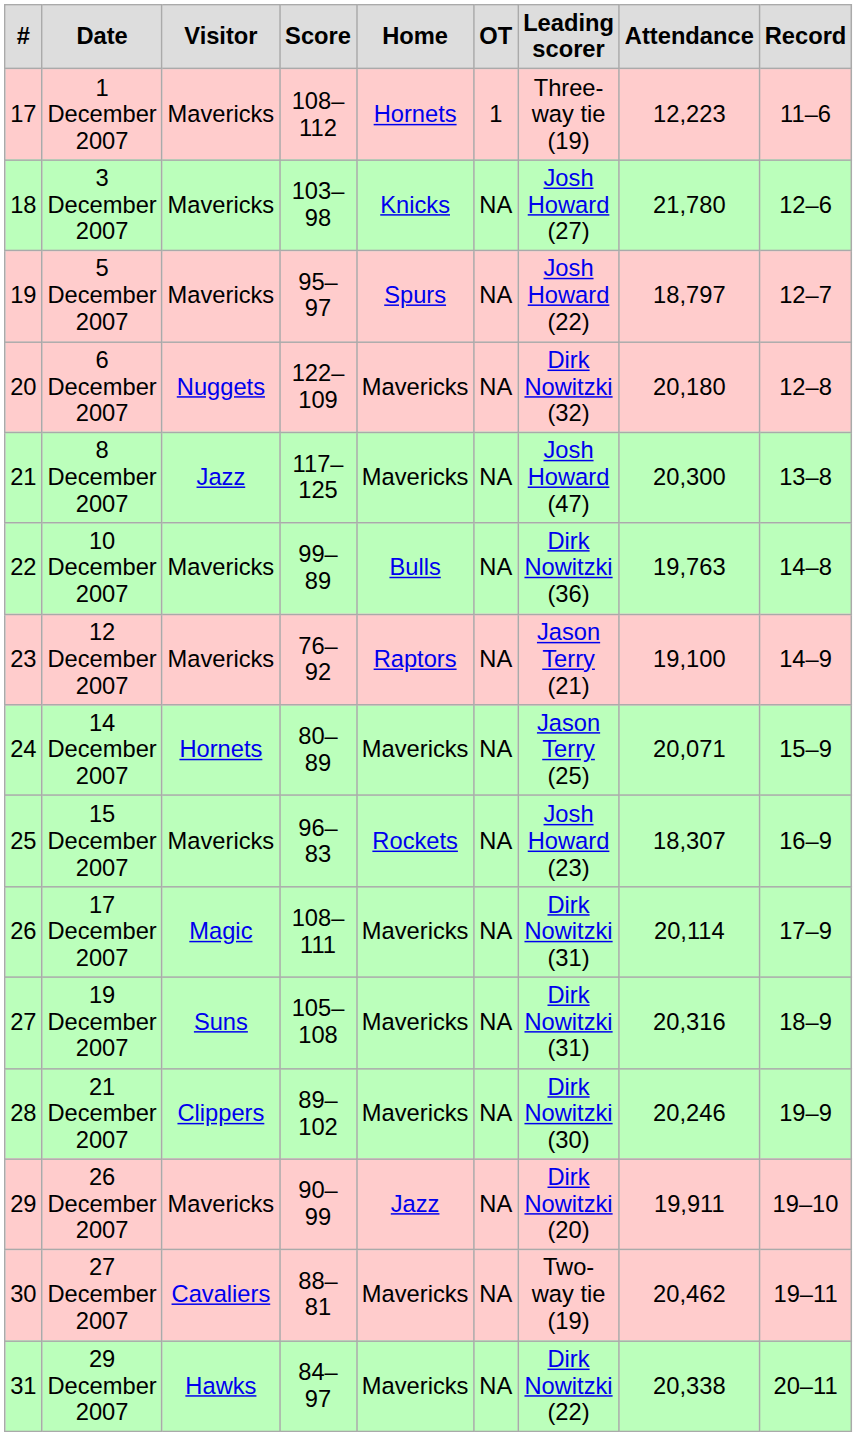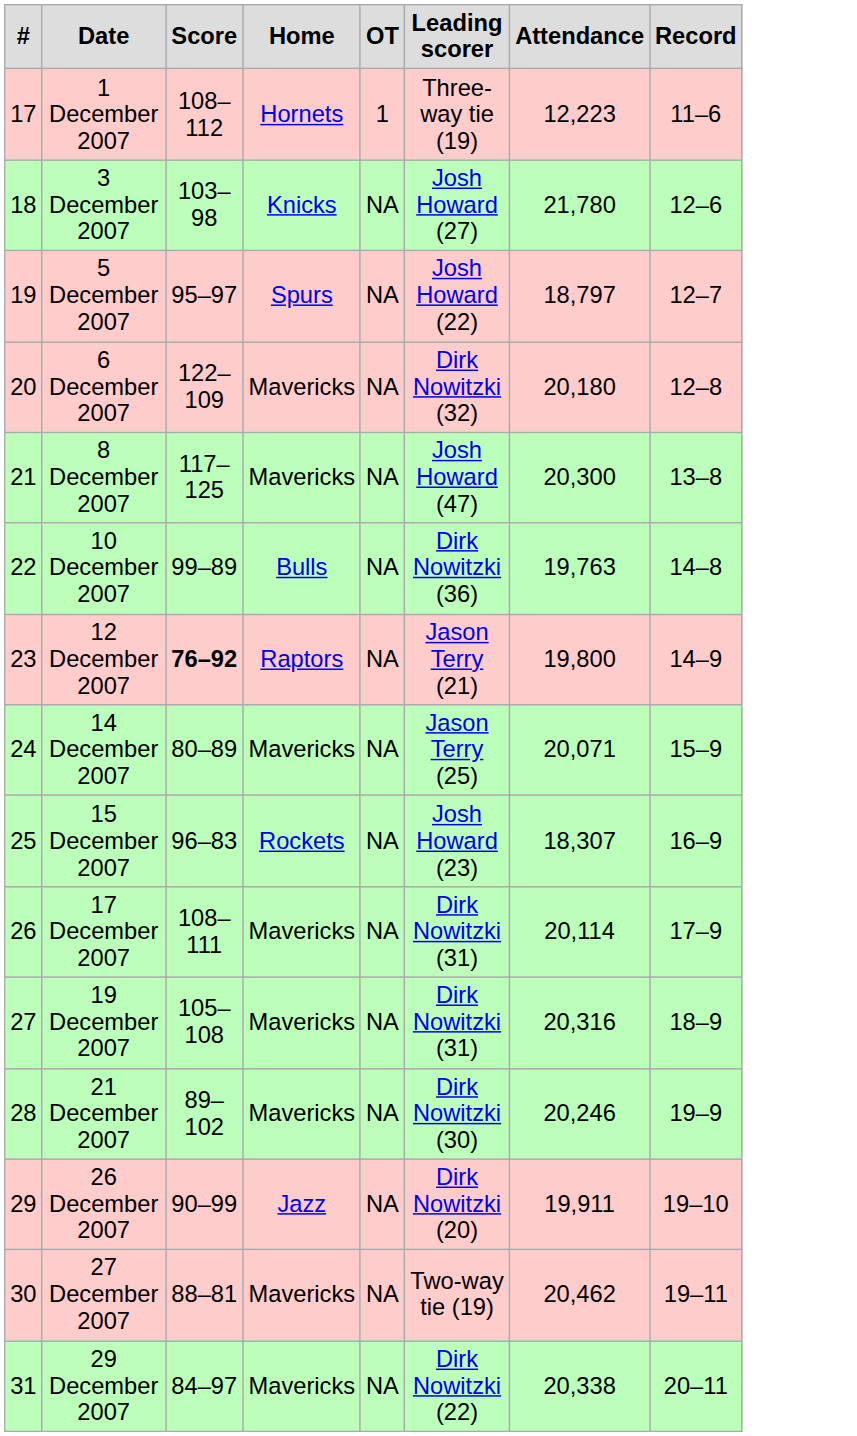- column: (221, 36)
(318, 659) normal -> (204, 659) bold
(689, 659) 19,100 -> (580, 659) 19,800
